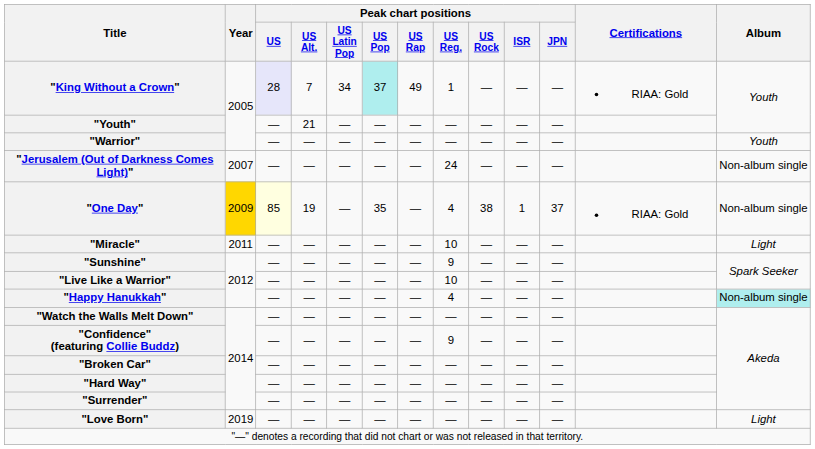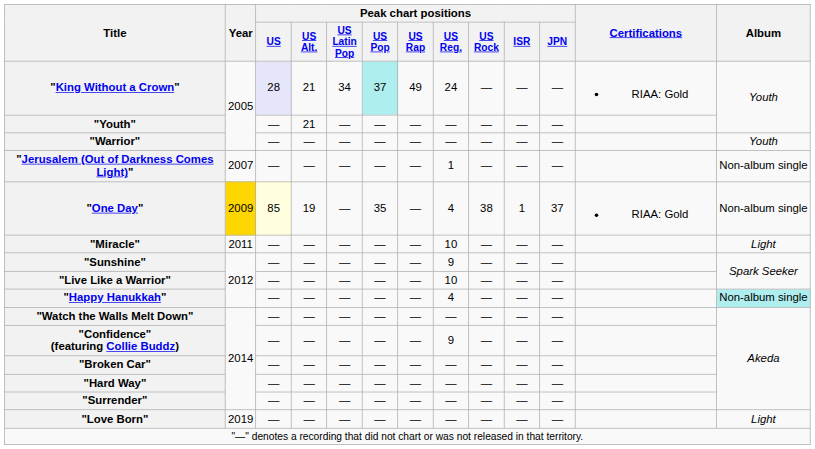(309, 88) 7 -> (309, 88) 21
(451, 88) 1 -> (451, 88) 24
(451, 166) 24 -> (451, 166) 1
